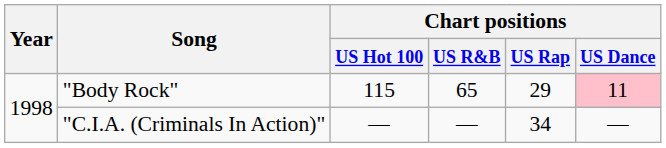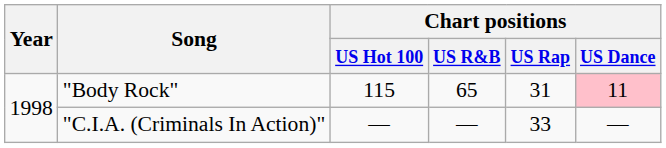(540, 90) 29 -> (540, 90) 31
(540, 124) 34 -> (540, 124) 33
